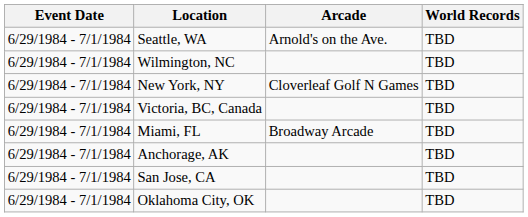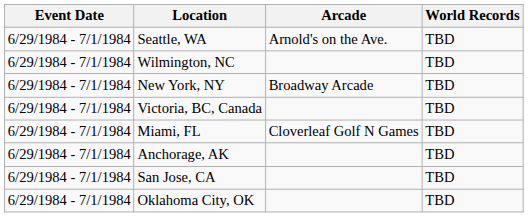(344, 85) Cloverleaf Golf N Games -> (321, 85) Broadway Arcade
(321, 131) Broadway Arcade -> (344, 131) Cloverleaf Golf N Games
